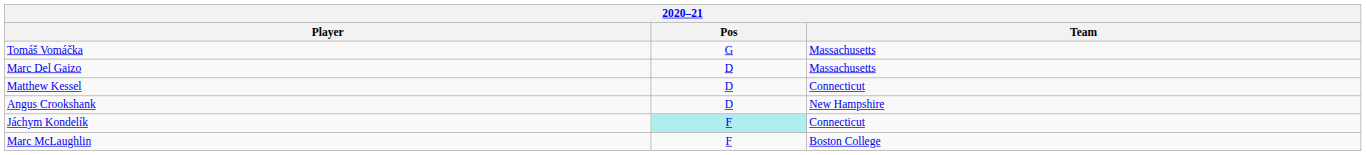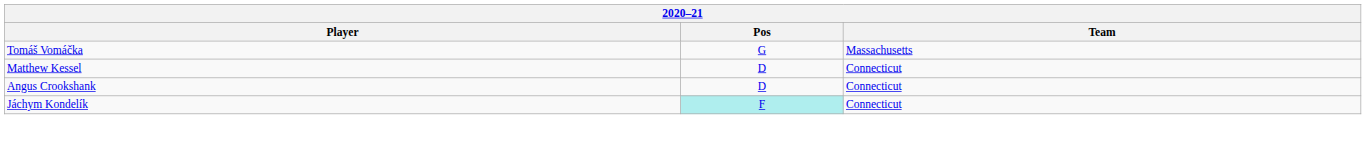- row: (44, 68)
(847, 104) New Hampshire -> (874, 86) Connecticut
- row: (49, 141)
